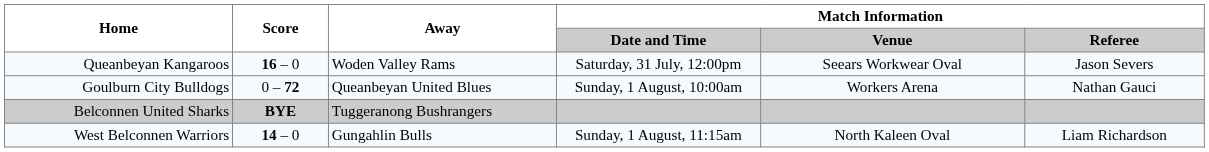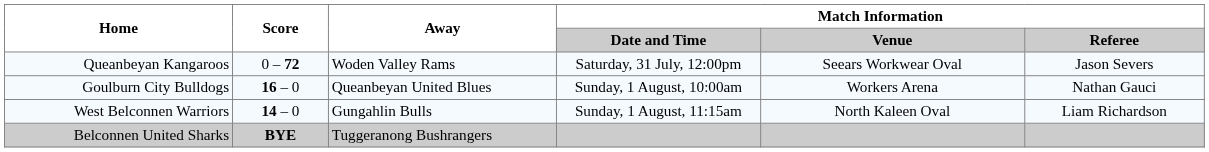(280, 63) 16 – 0 -> (280, 63) 0 – 72
(280, 87) 0 – 72 -> (280, 87) 16 – 0
rows swapped: (152, 135) <-> (151, 111)
